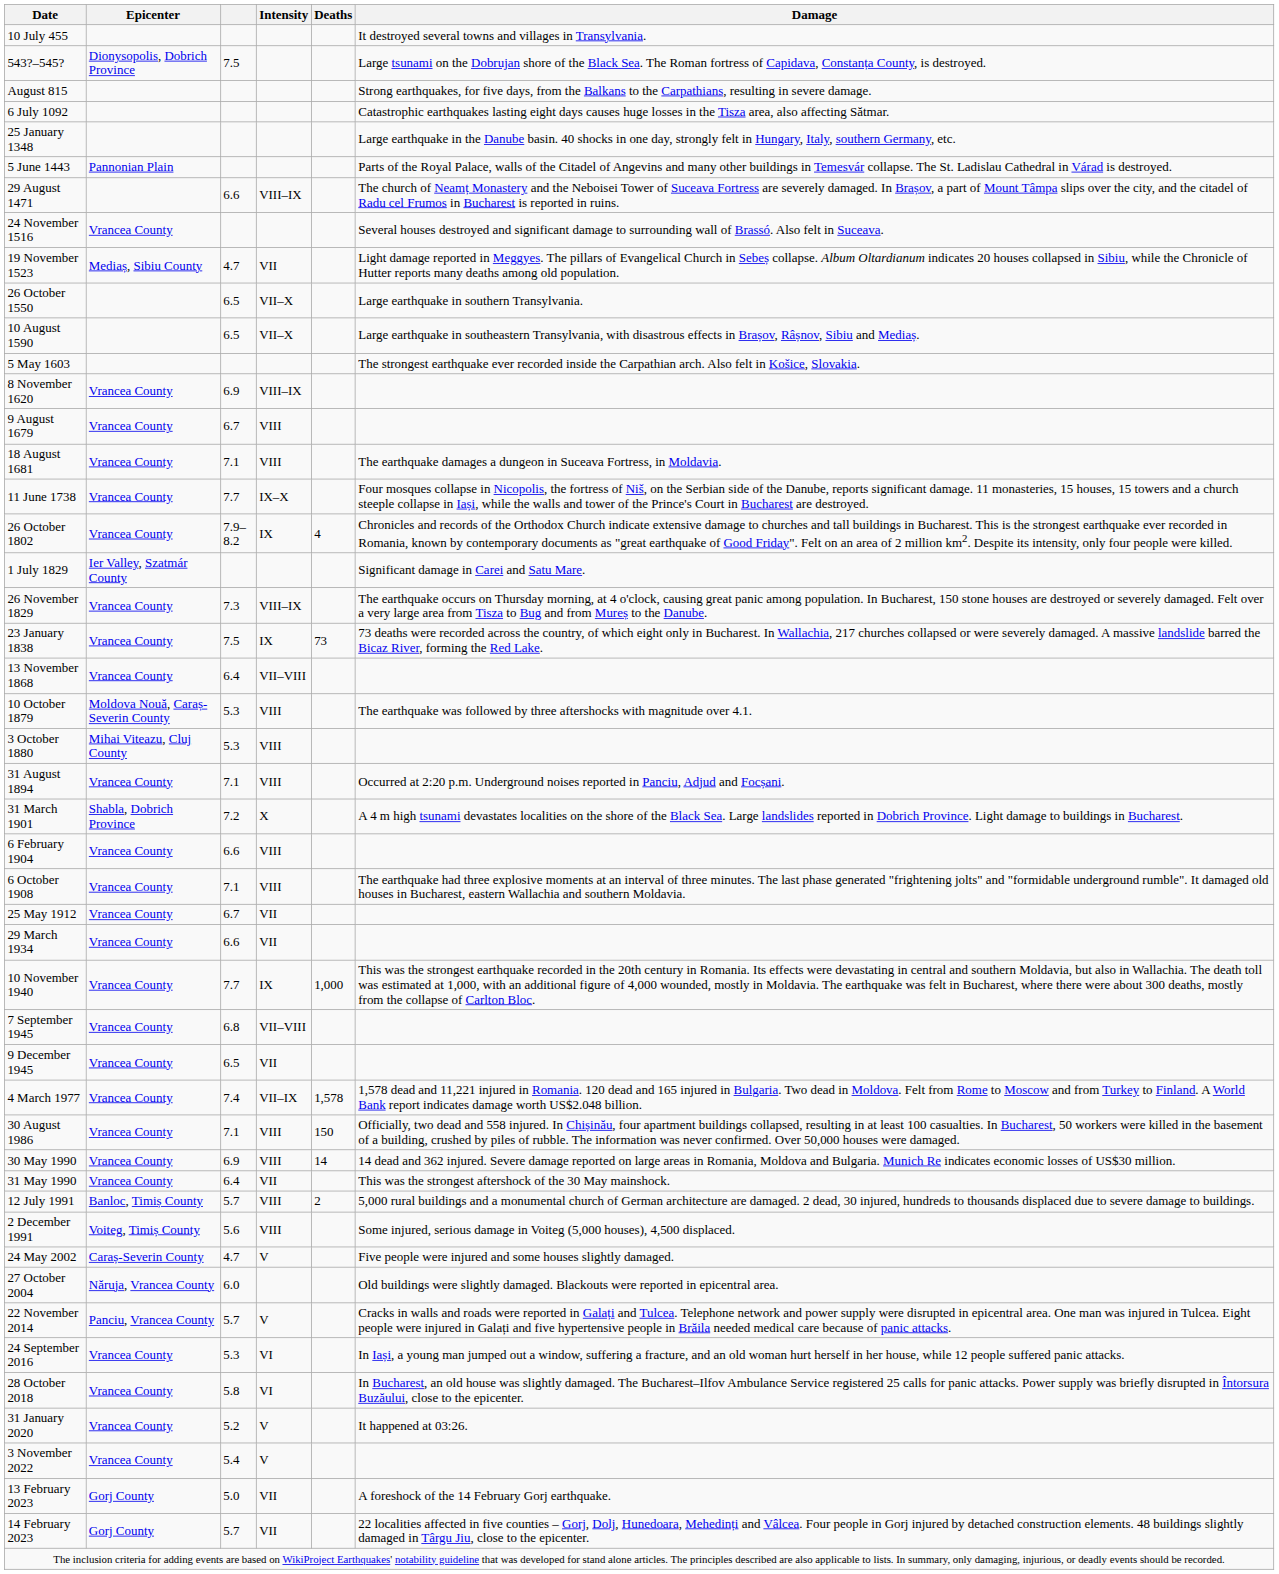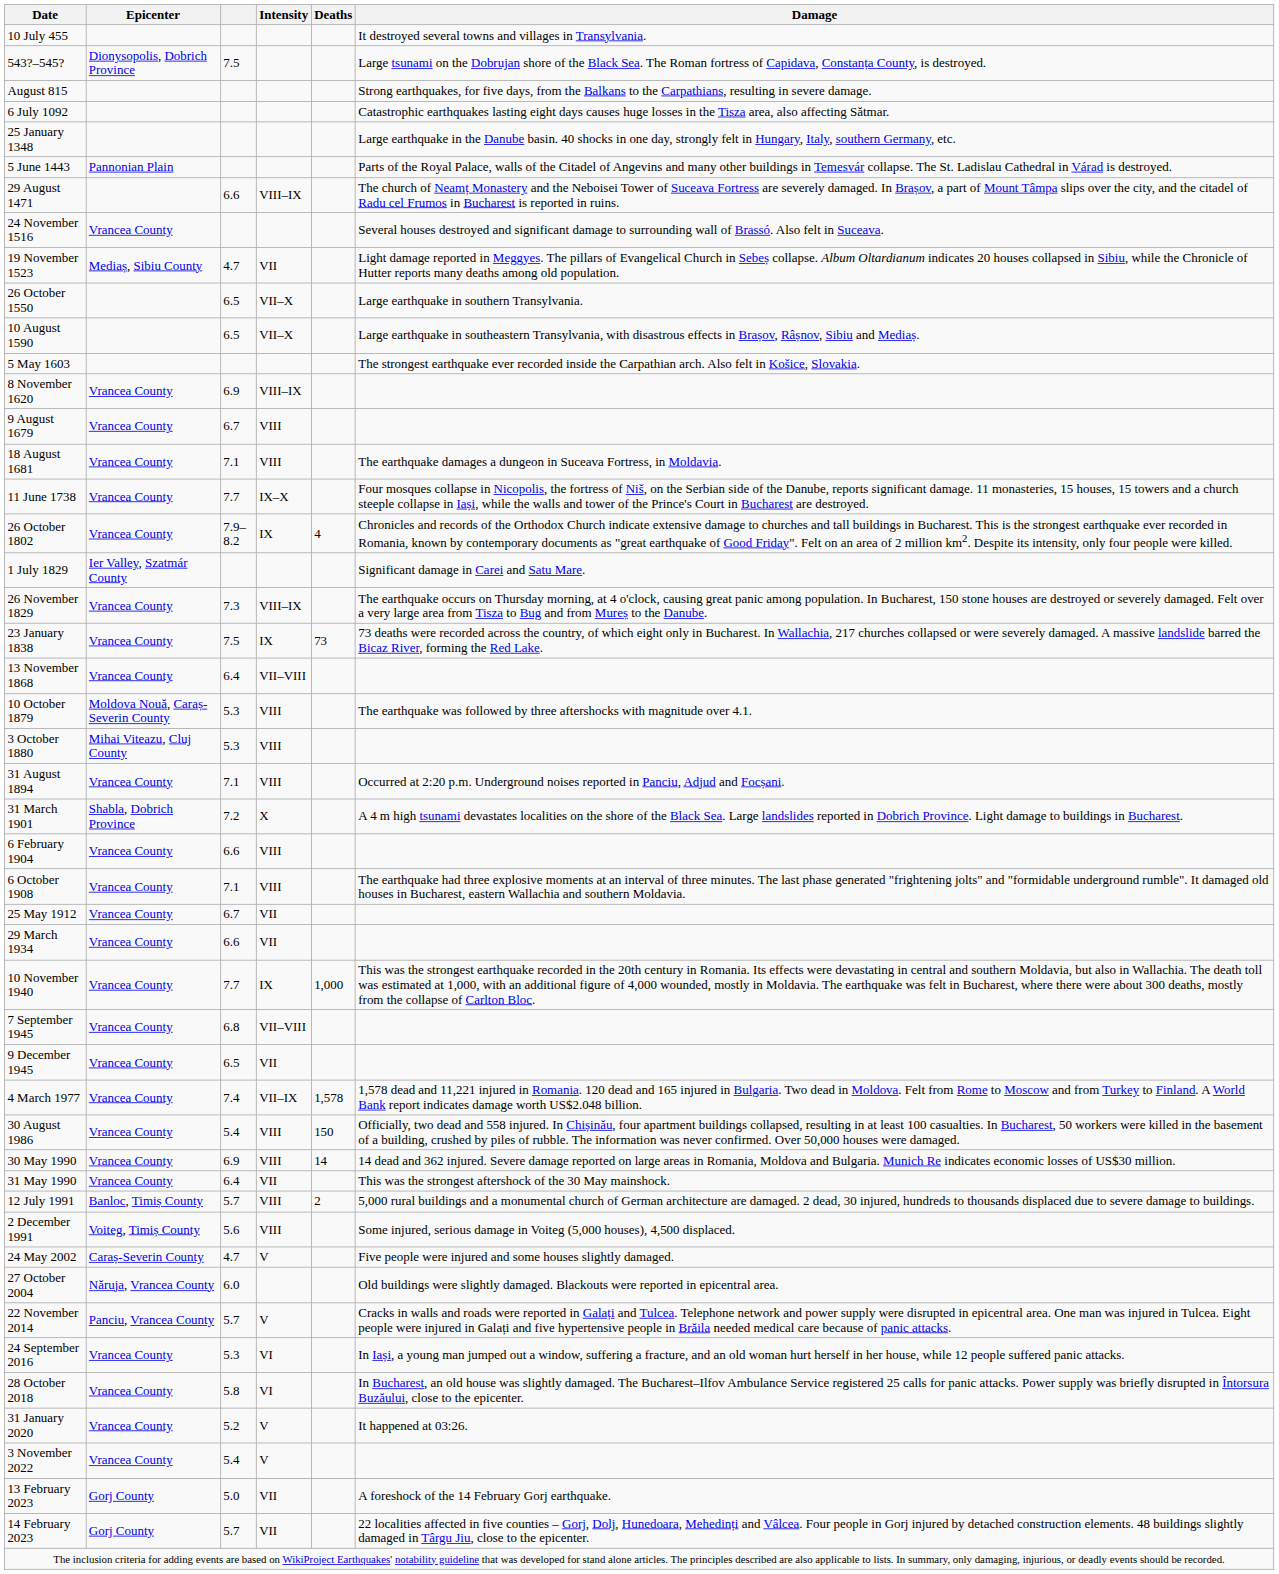(231, 1132) 7.1 -> (231, 1132) 5.4
